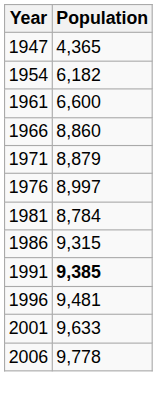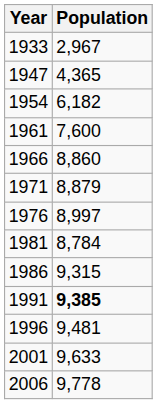+ row: (28, 46)
(79, 103) 6,600 -> (79, 131) 7,600
